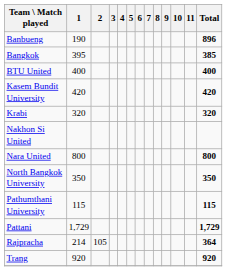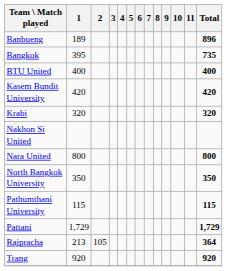(79, 39) 190 -> (79, 39) 189
(209, 55) 385 -> (209, 55) 735
(79, 242) 214 -> (79, 242) 213
